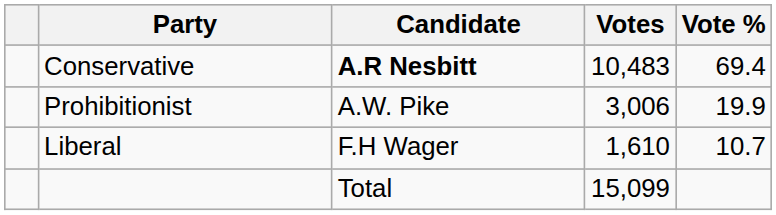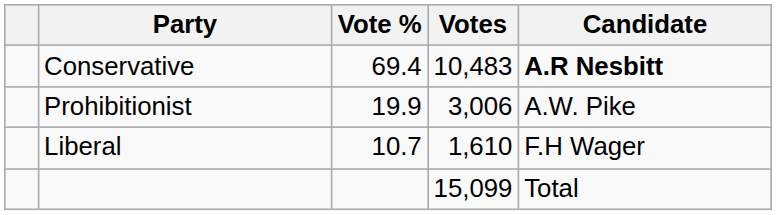columns swapped: (458, 24) <-> (724, 24)
